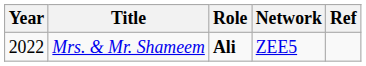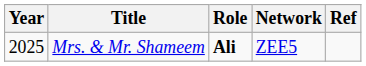(26, 46) 2022 -> (26, 46) 2025
